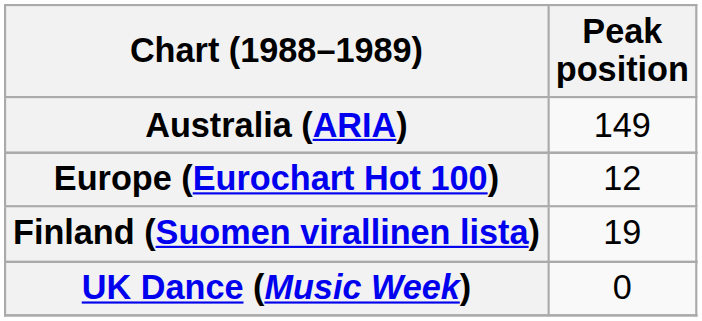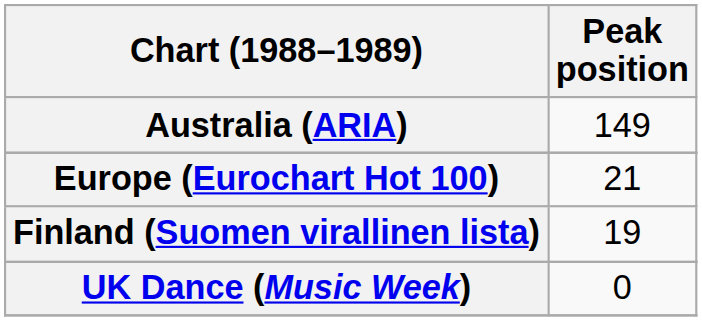(622, 178) 12 -> (622, 178) 21
